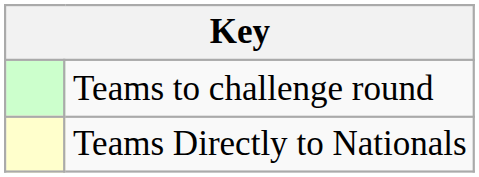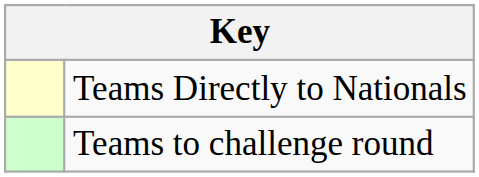rows swapped: (270, 143) <-> (253, 87)
